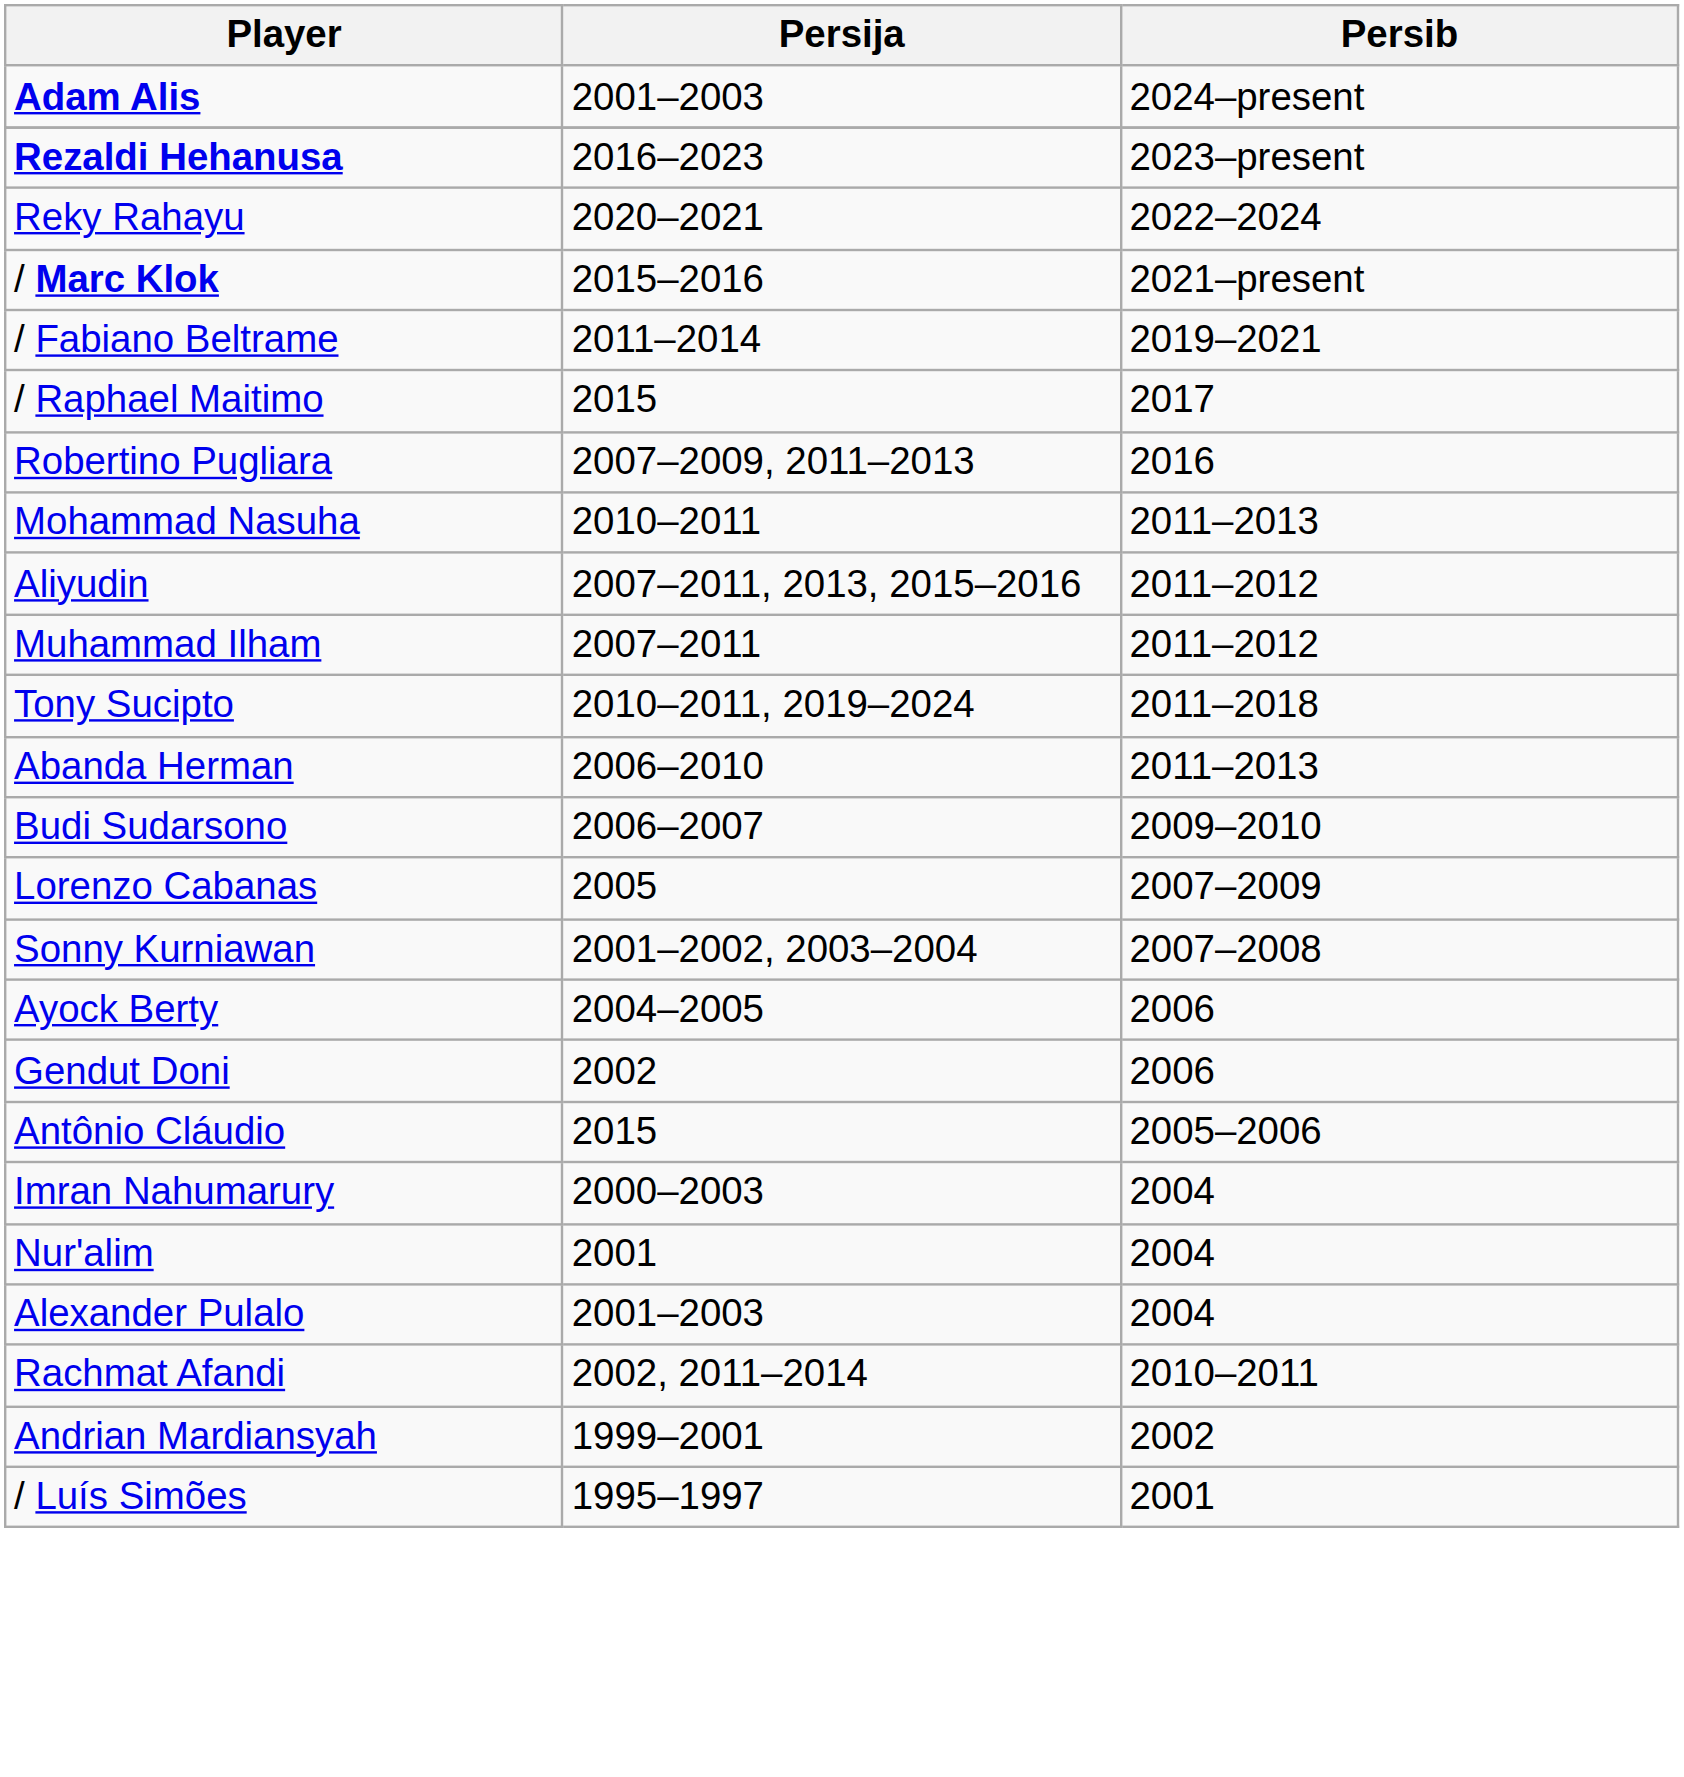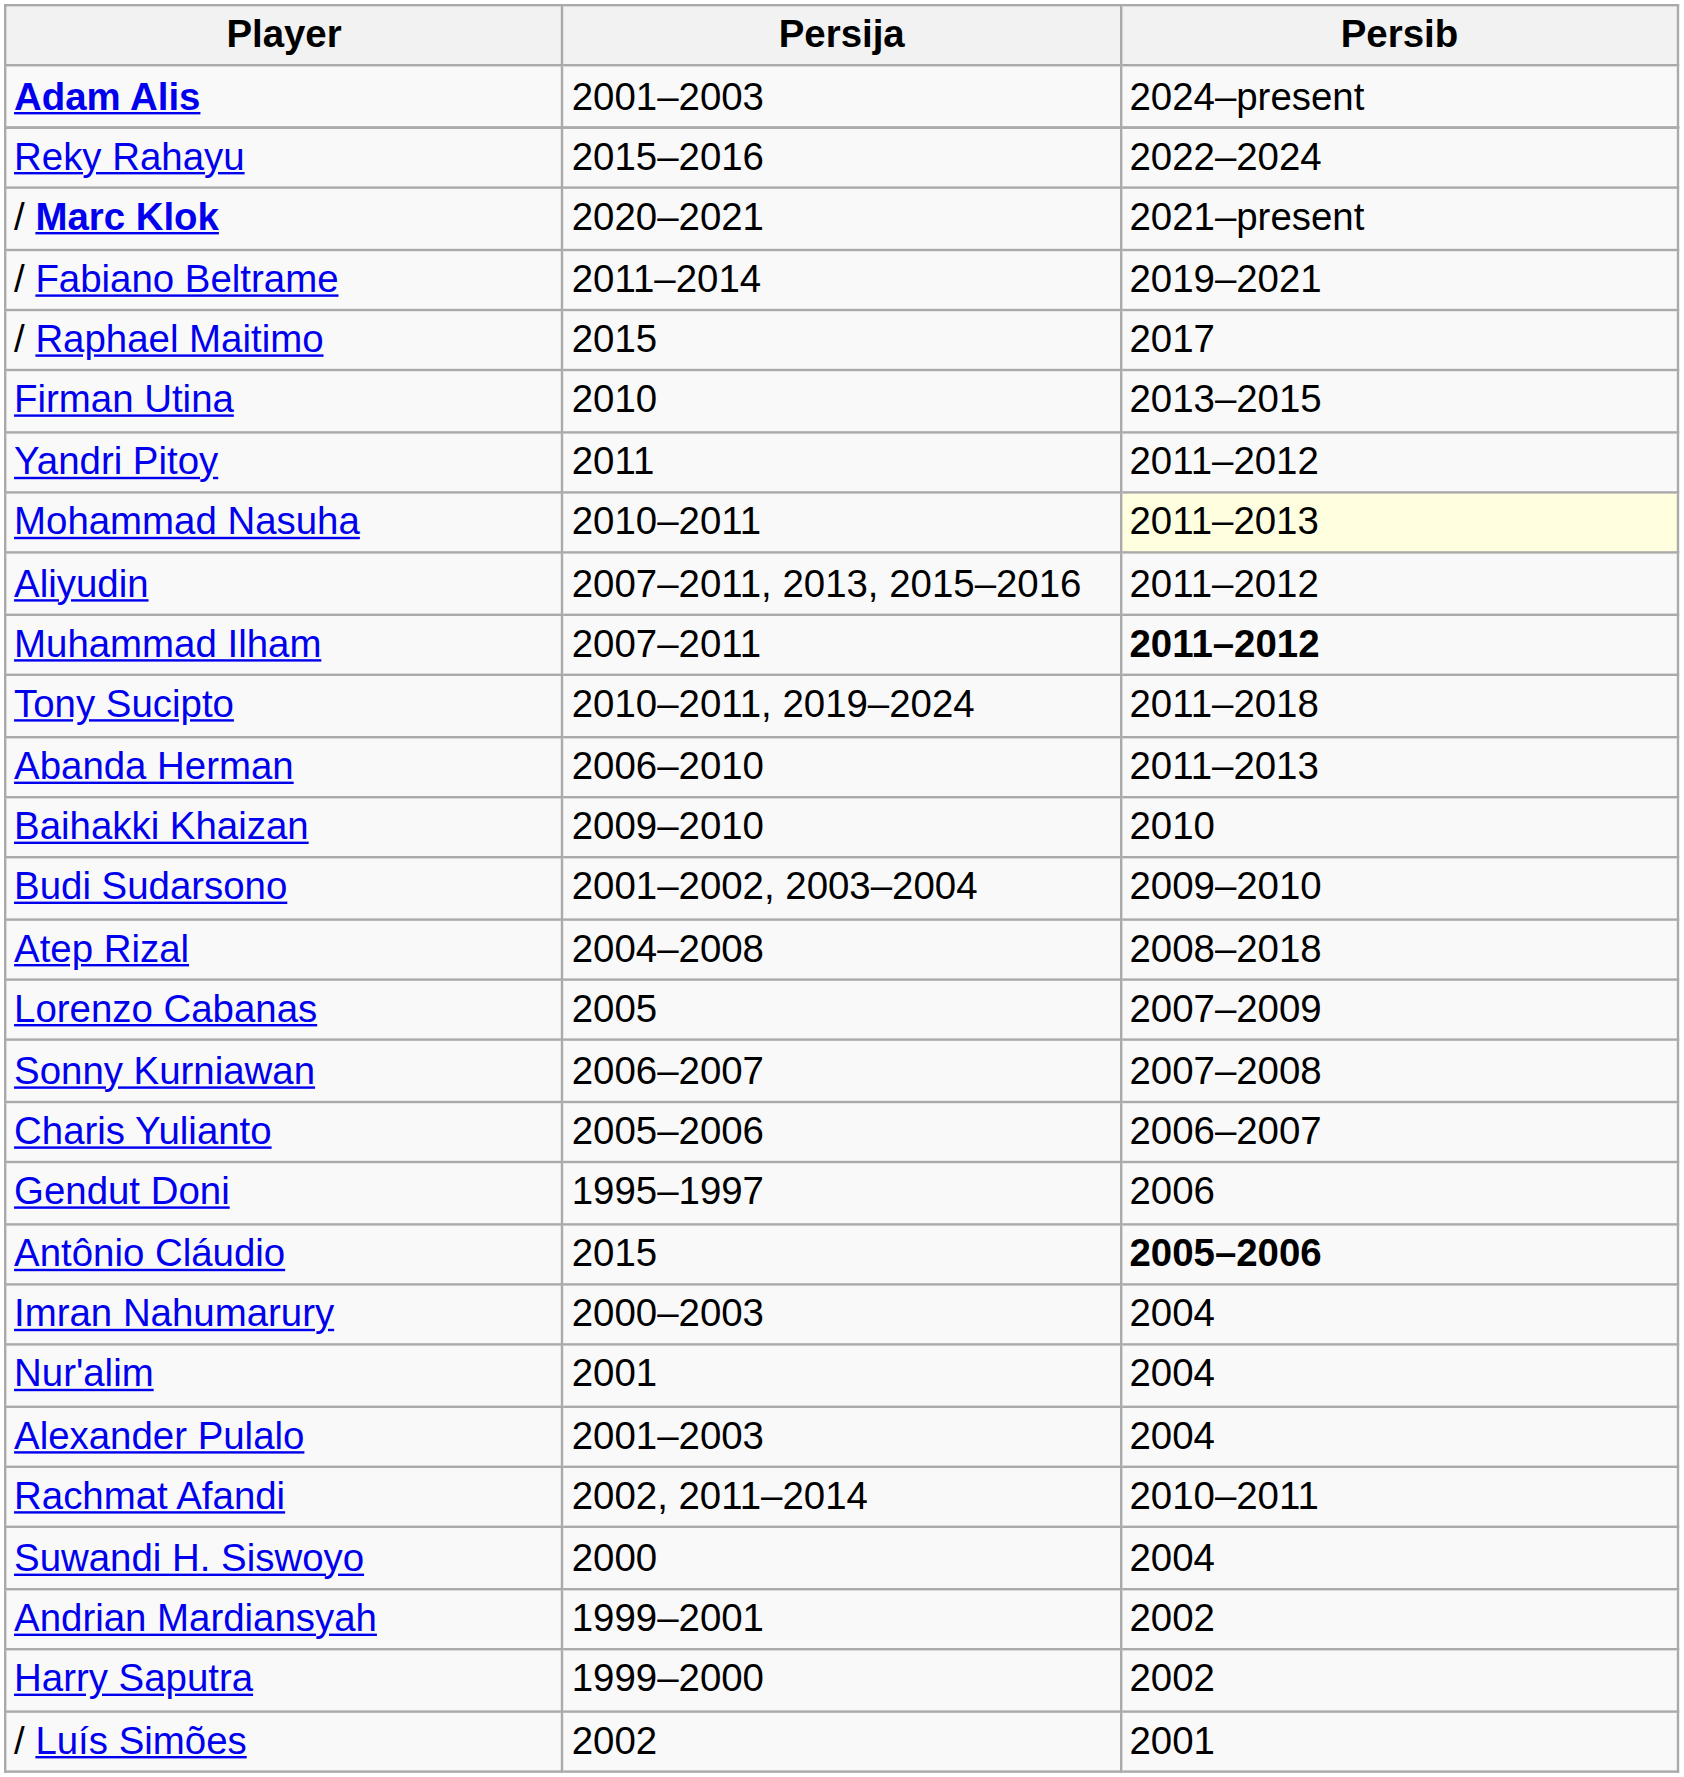- row: (178, 156)
(668, 217) 2020–2021 -> (668, 156) 2015–2016
(668, 278) 2015–2016 -> (668, 217) 2020–2021
- row: (173, 461)
+ row: (124, 400)
+ row: (116, 461)
(1224, 522) no background -> (1224, 522) lightyellow background
(1224, 643) normal -> (1224, 643) bold
+ row: (161, 826)
(668, 826) 2006–2007 -> (775, 887) 2001–2002, 2003–2004
+ row: (102, 948)
(775, 948) 2001–2002, 2003–2004 -> (668, 1070) 2006–2007
- row: (116, 1009)
+ row: (143, 1131)
(614, 1070) 2002 -> (668, 1192) 1995–1997
(1226, 1131) normal -> (1226, 1252) bold
+ row: (189, 1557)
+ row: (134, 1679)
(668, 1496) 1995–1997 -> (614, 1740) 2002
